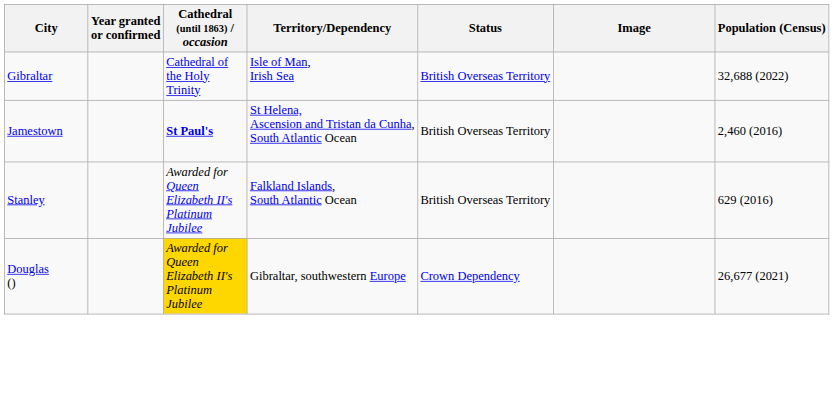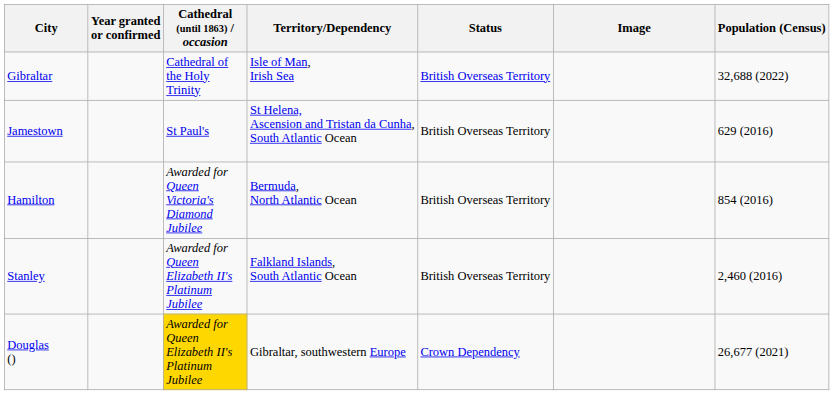(190, 131) bold -> (188, 131) normal
(750, 131) 2,460 (2016) -> (745, 131) 629 (2016)
+ row: (31, 200)
(745, 200) 629 (2016) -> (750, 276) 2,460 (2016)
